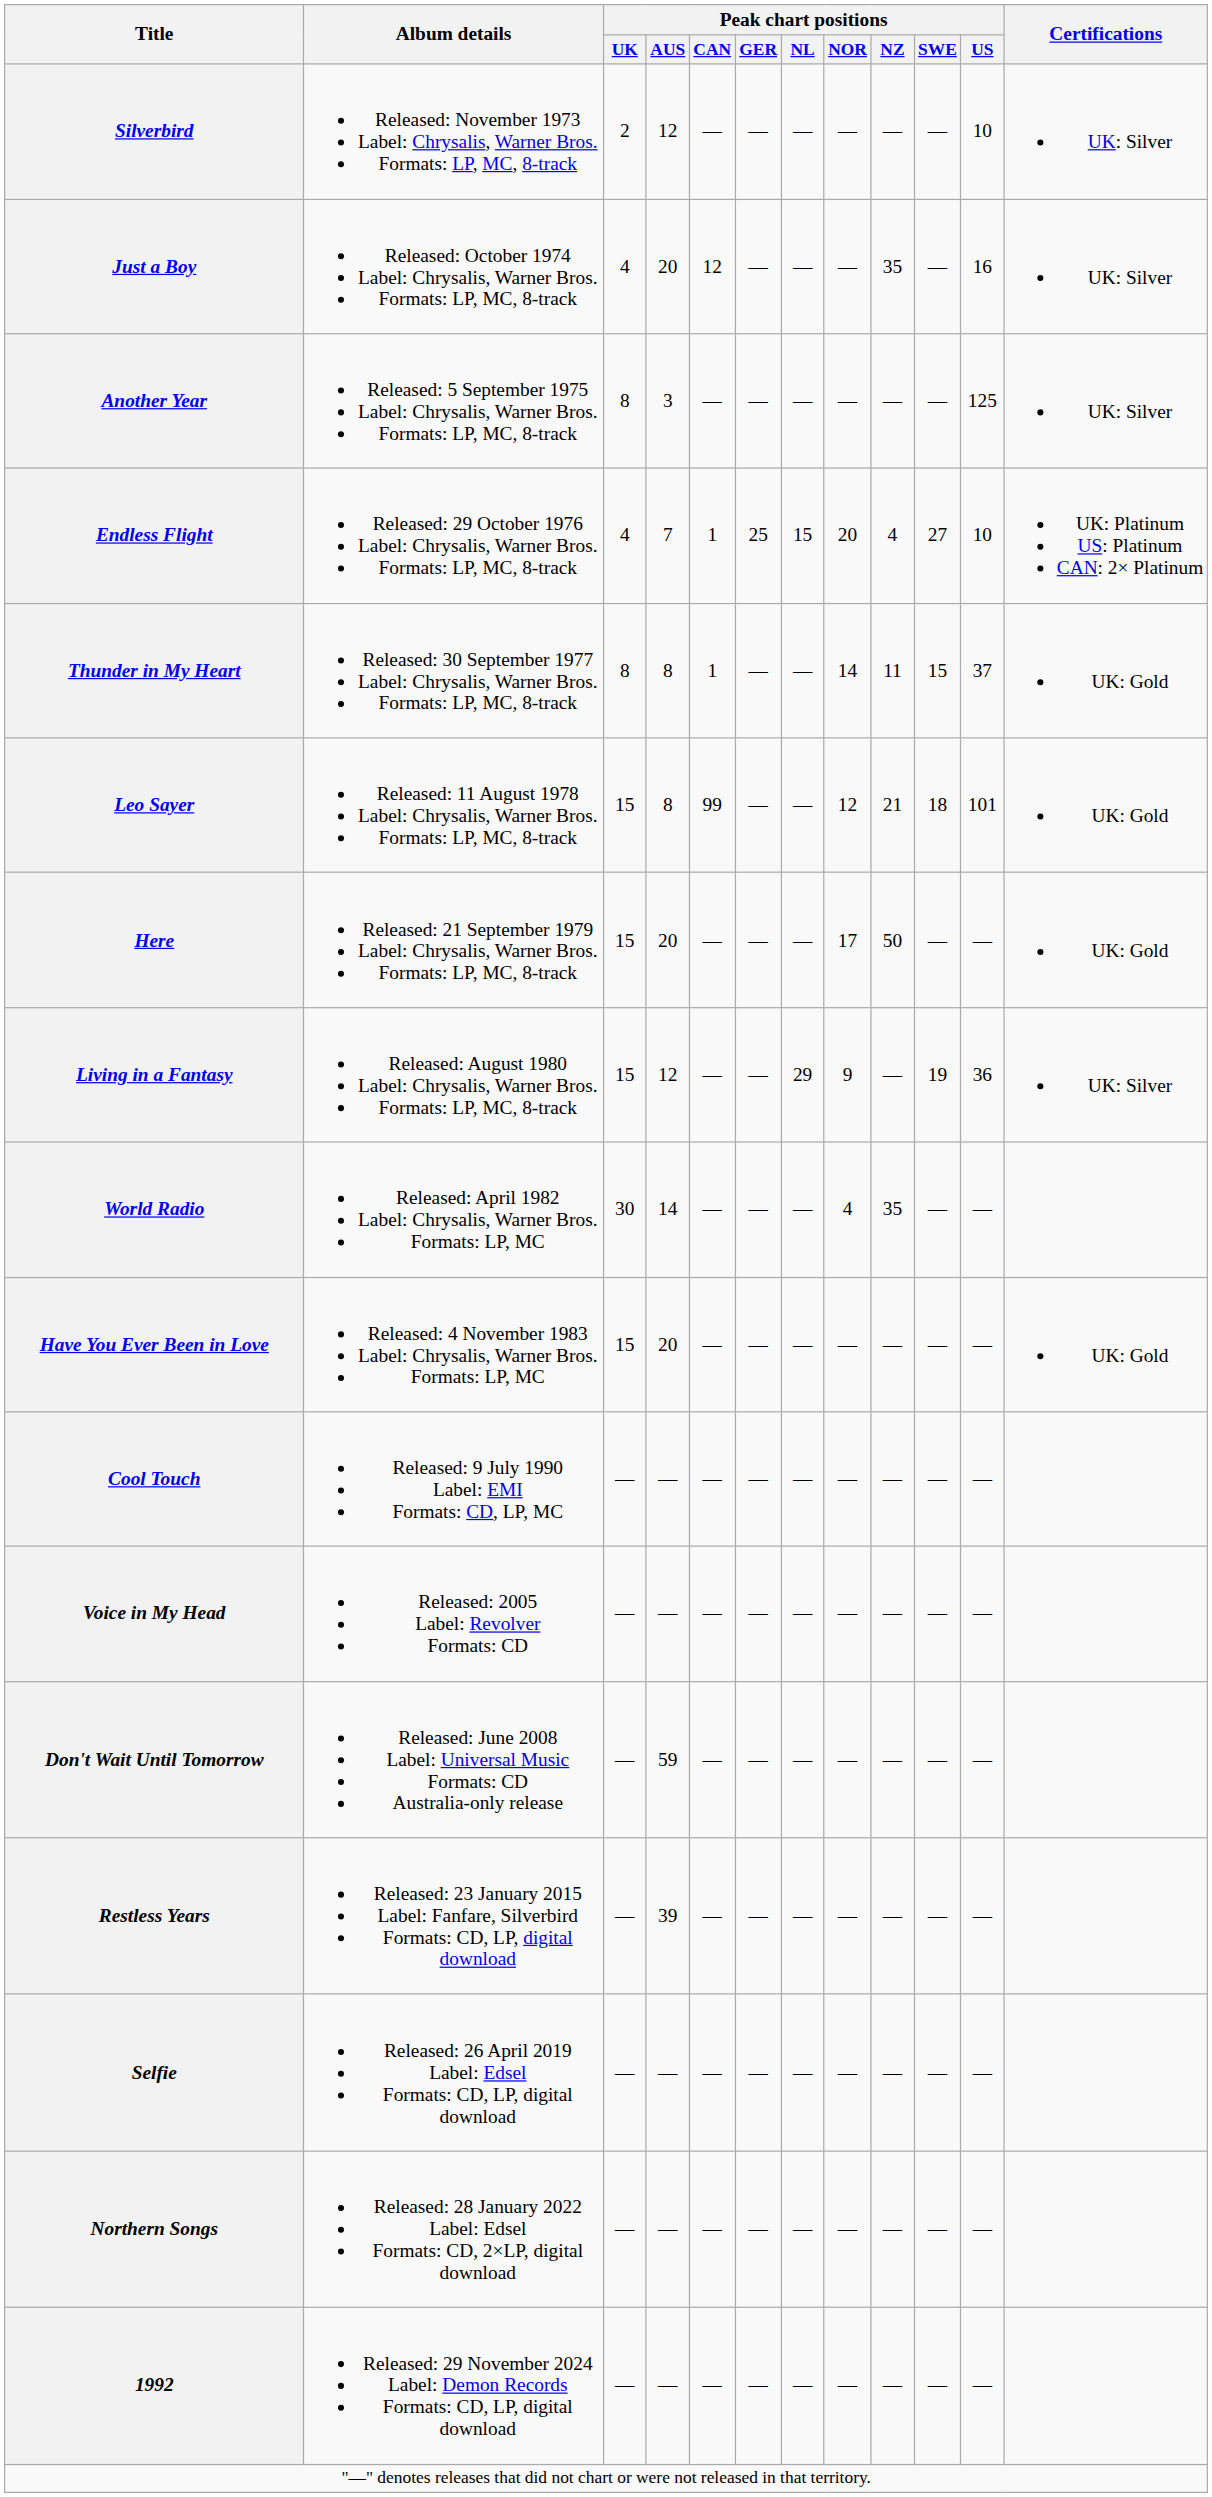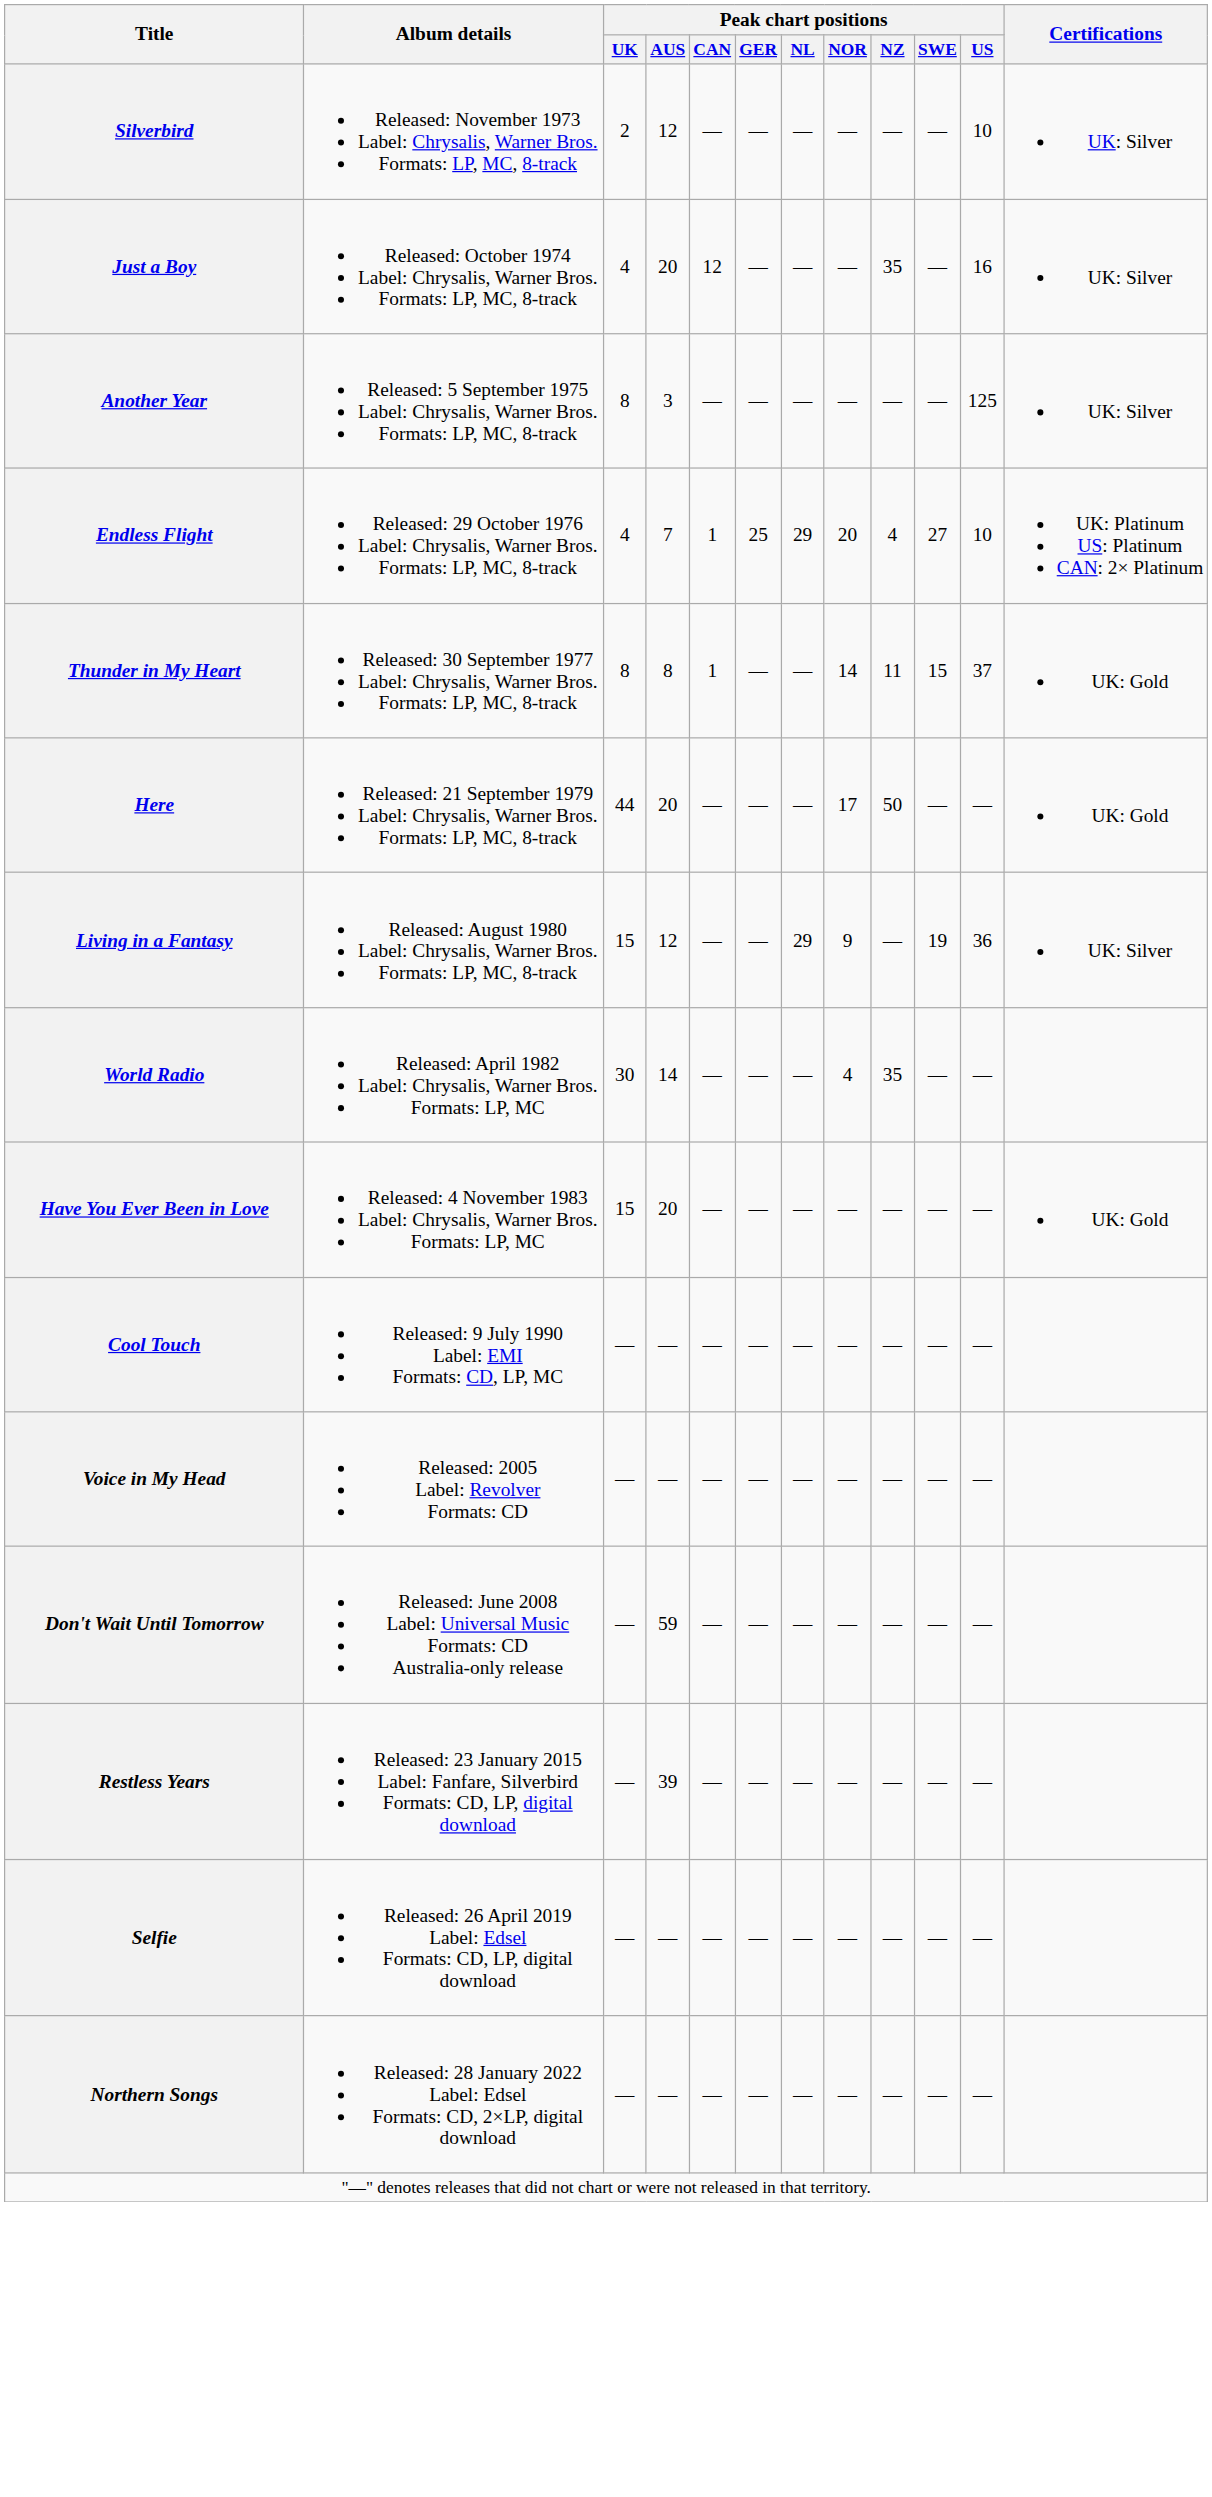(803, 535) 15 -> (803, 535) 29
- row: (154, 805)
(625, 939) 15 -> (625, 805) 44
- row: (154, 2385)
